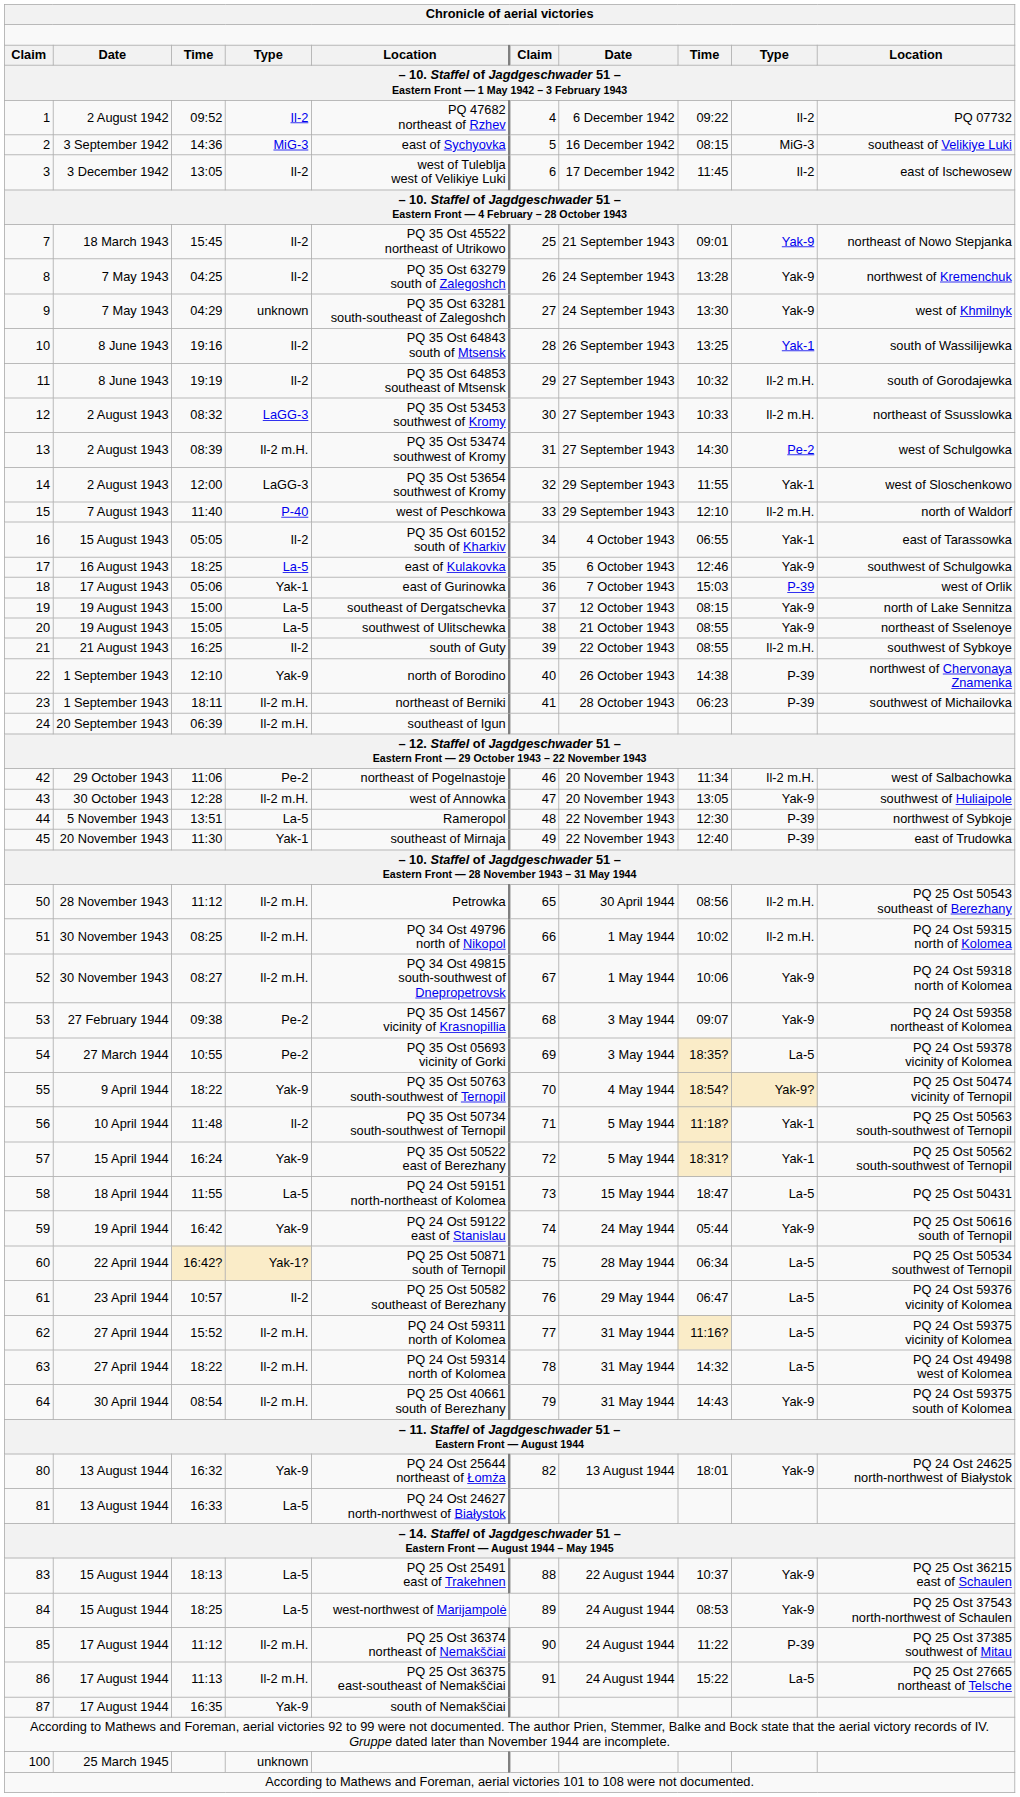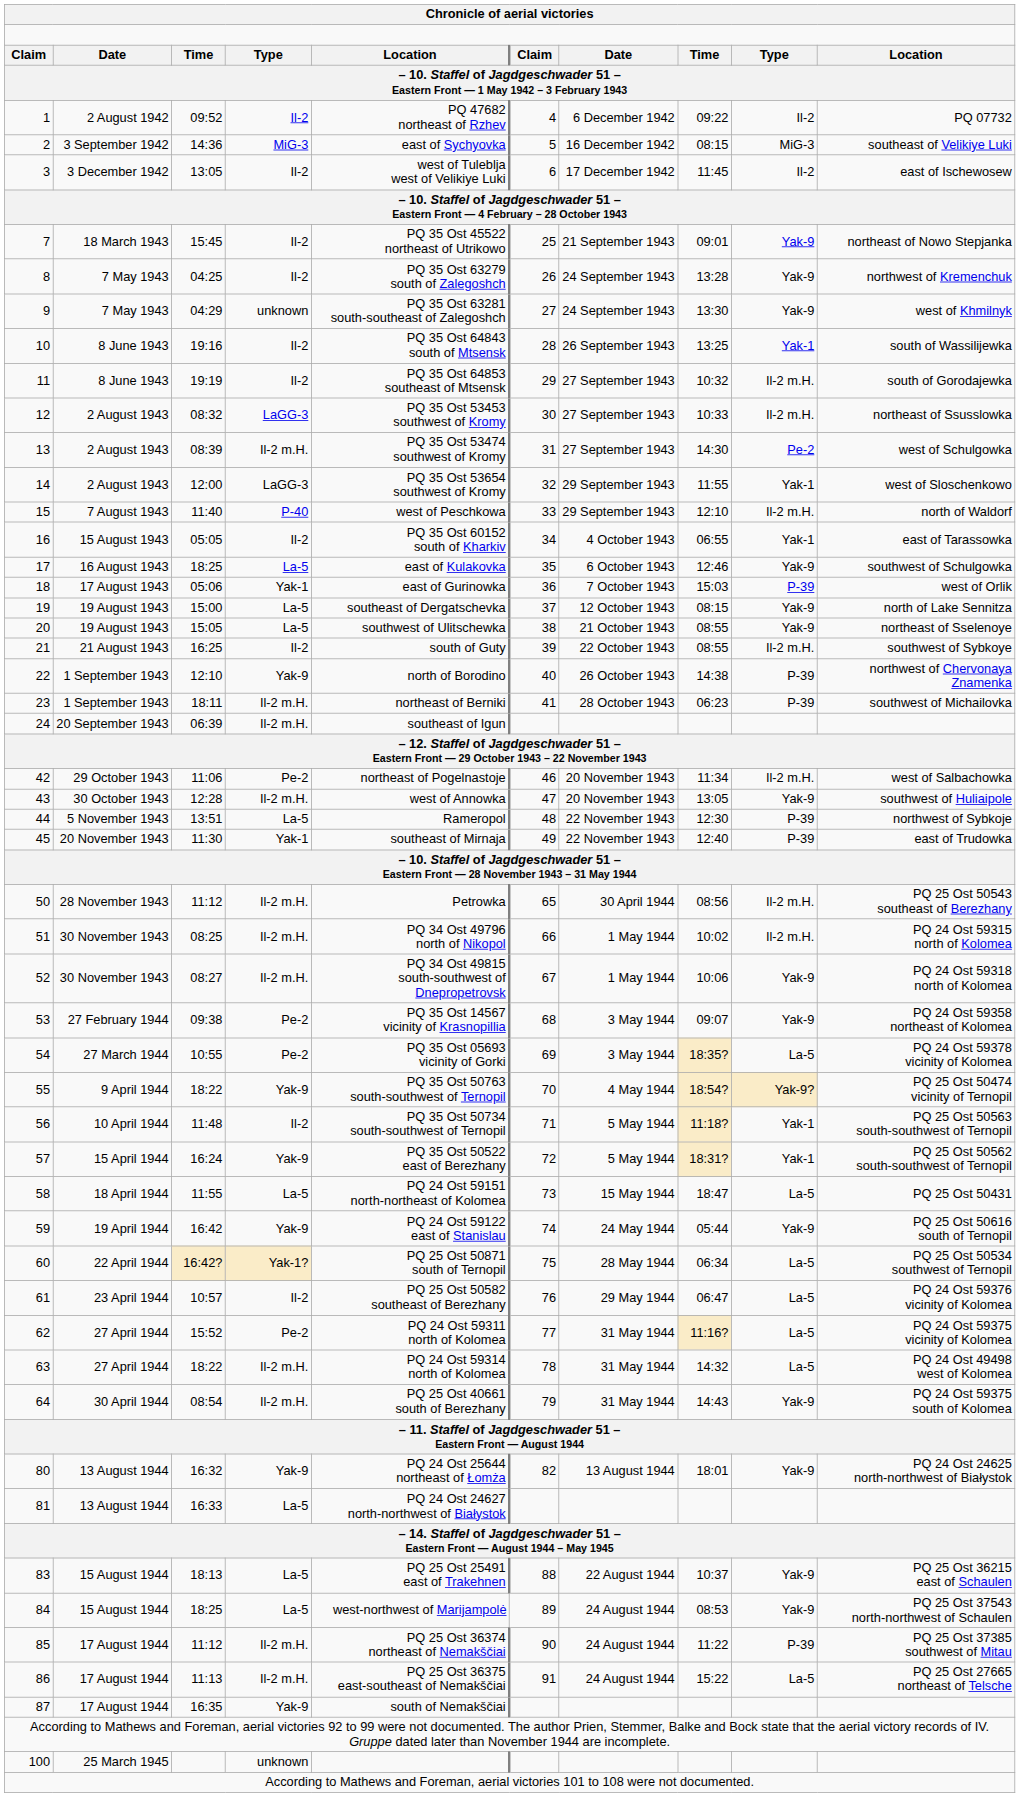(284, 1332) Il-2 m.H. -> (295, 1332) Pe-2
